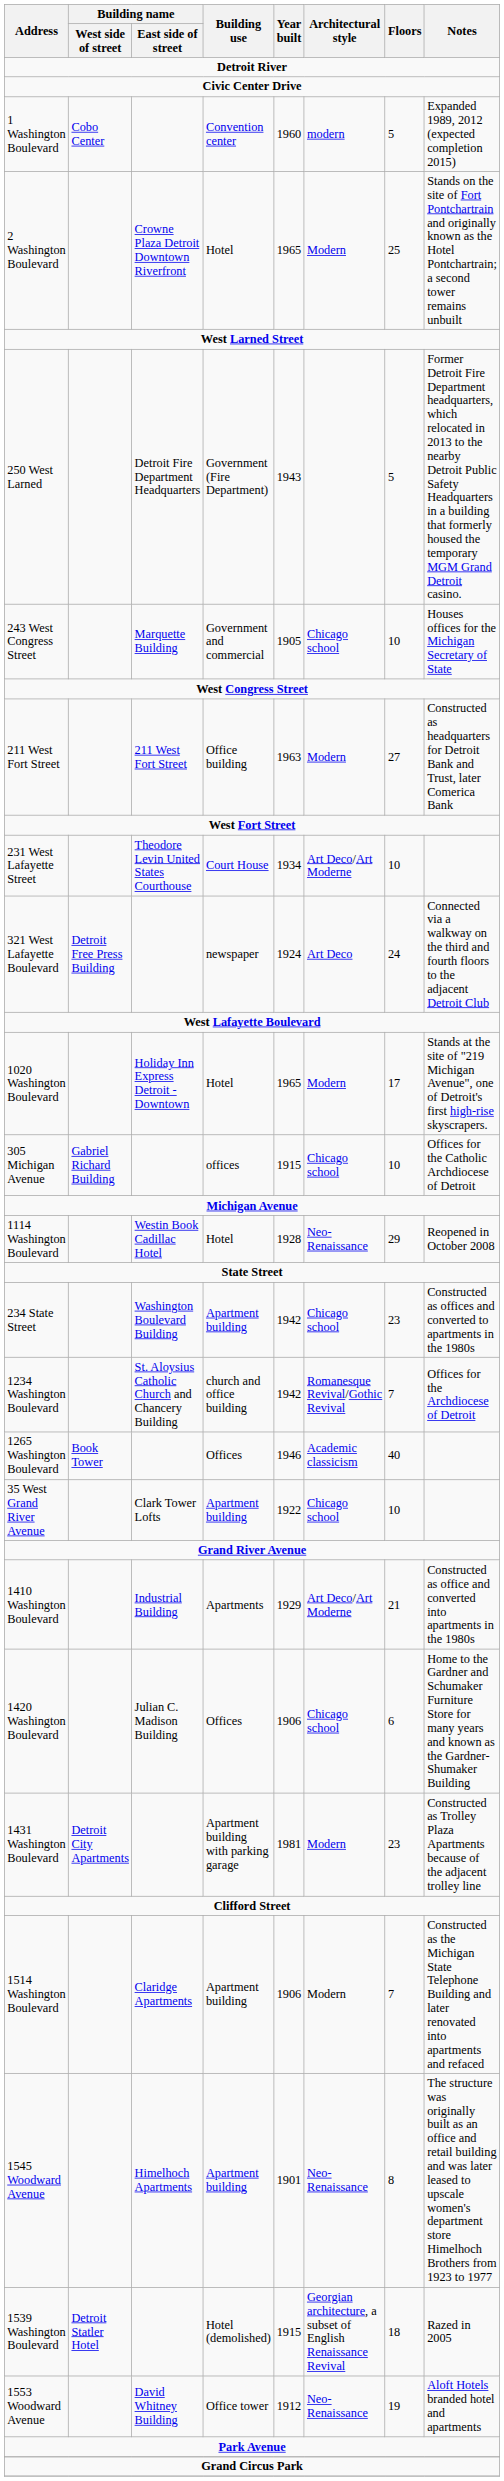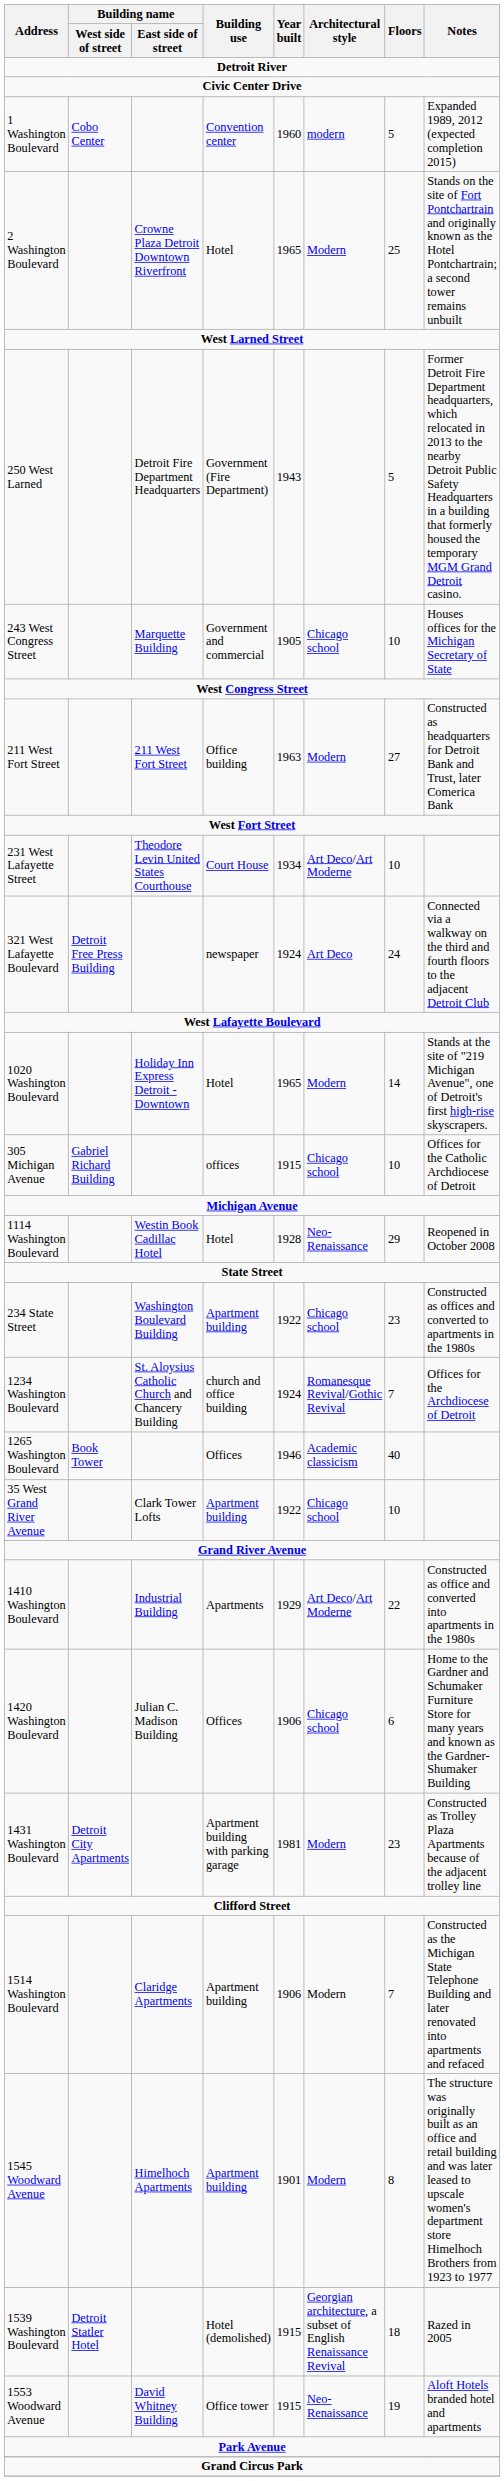(394, 1083) 17 -> (394, 1083) 14
(289, 1319) 1942 -> (289, 1319) 1922
(289, 1394) 1942 -> (289, 1394) 1924
(394, 1604) 21 -> (394, 1604) 22
(337, 2180) Neo-Renaissance -> (326, 2180) Modern
(289, 2406) 1912 -> (289, 2406) 1915
